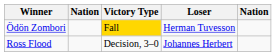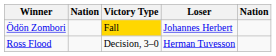(199, 28) Herman Tuvesson -> (198, 28) Johannes Herbert
(198, 43) Johannes Herbert -> (199, 43) Herman Tuvesson
